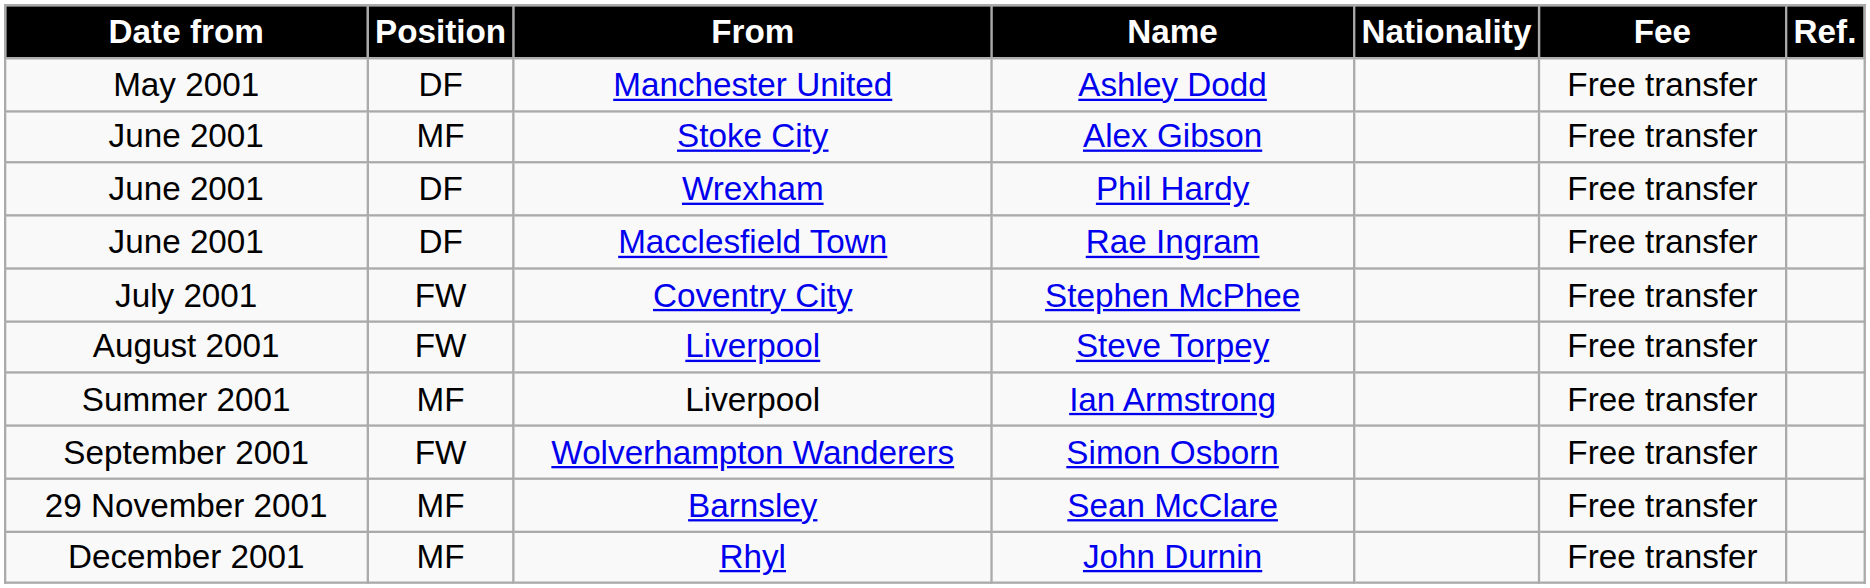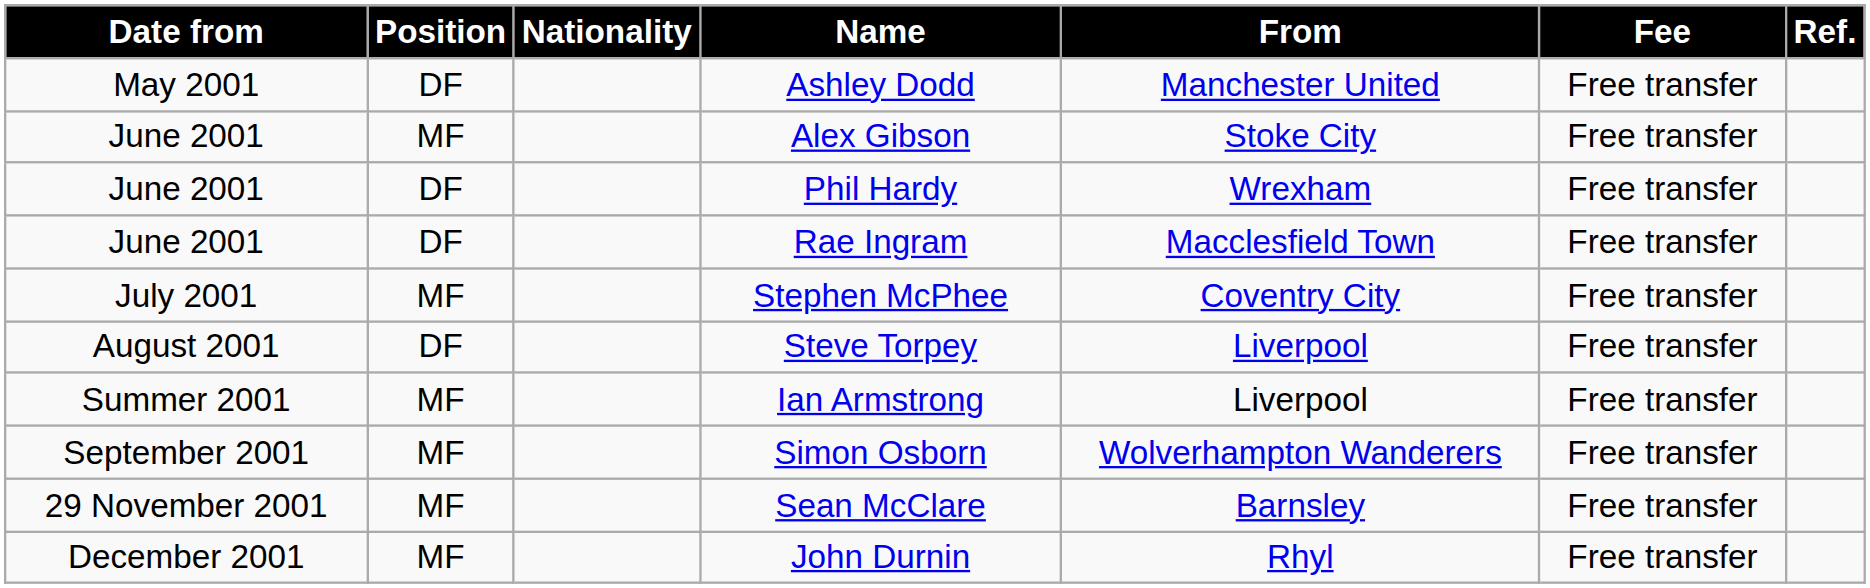columns swapped: (1446, 32) <-> (753, 32)
(441, 295) FW -> (441, 295) MF
(441, 347) FW -> (441, 347) DF
(441, 452) FW -> (441, 452) MF
